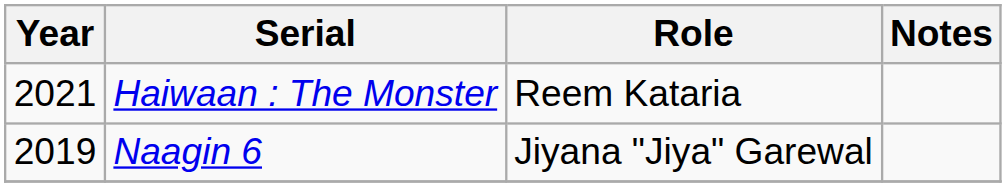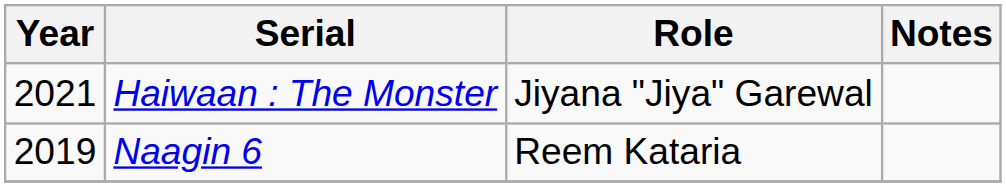(628, 92) Reem Kataria -> (694, 92) Jiyana "Jiya" Garewal
(694, 151) Jiyana "Jiya" Garewal -> (628, 151) Reem Kataria
